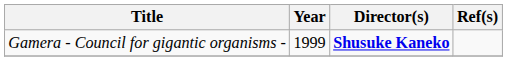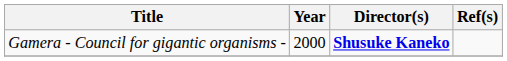(310, 42) 1999 -> (310, 42) 2000
